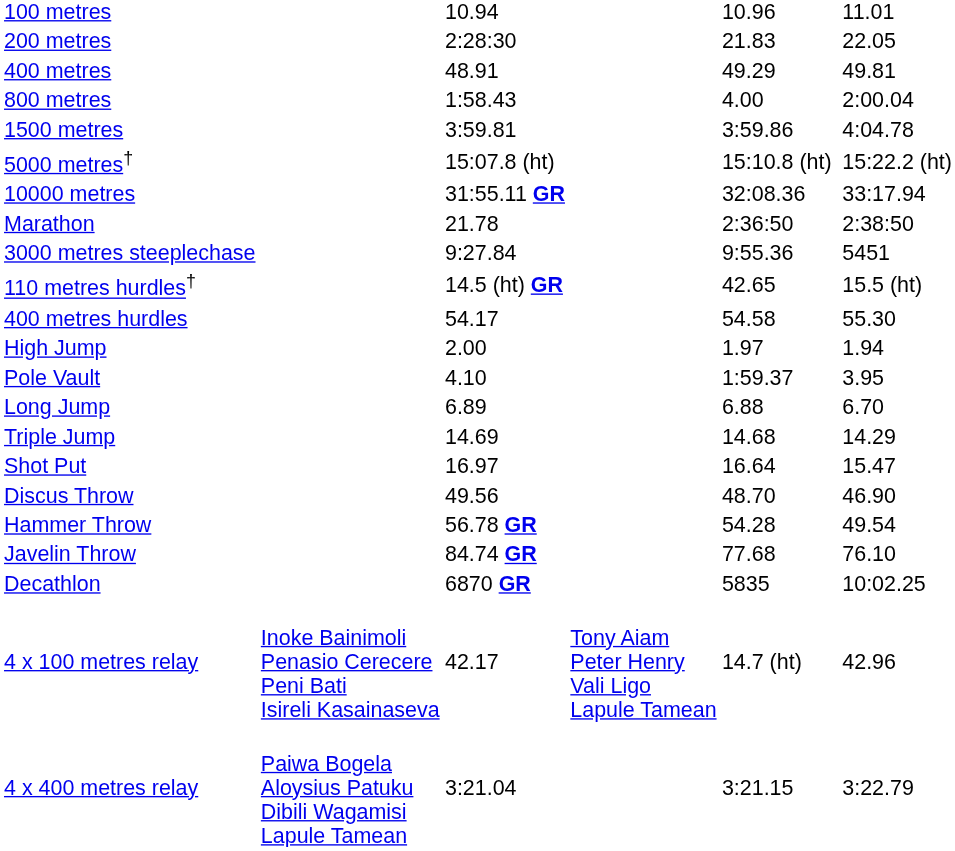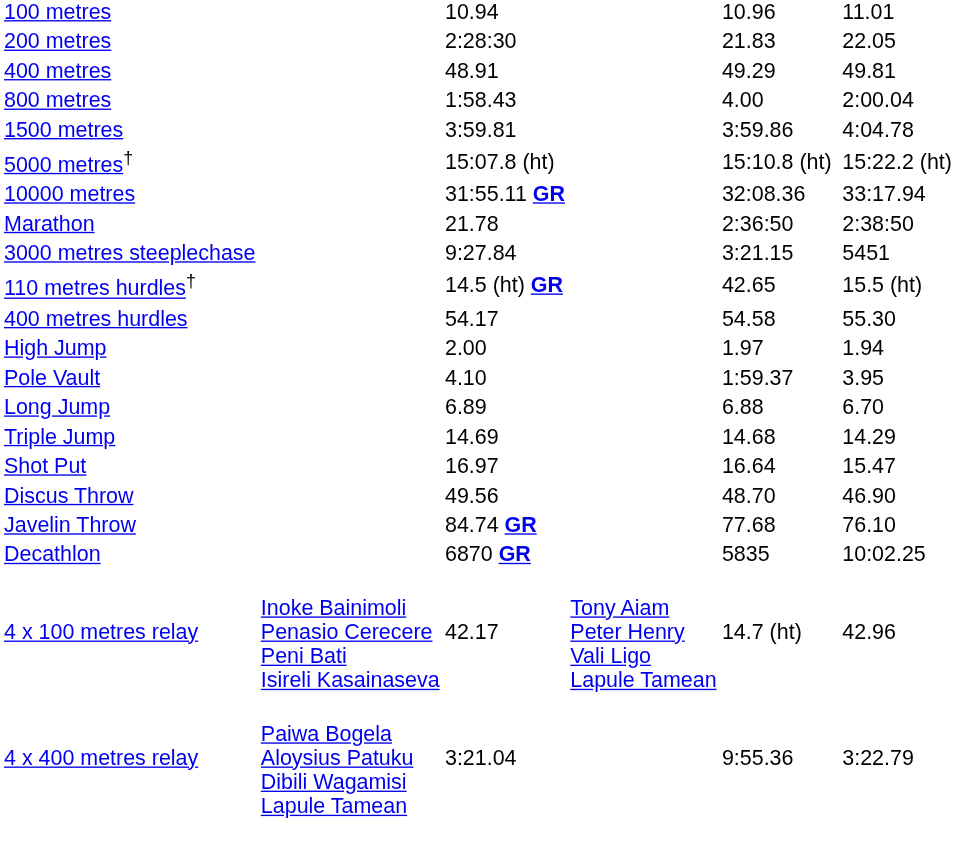(758, 253) 9:55.36 -> (758, 253) 3:21.15
- row: (78, 524)
(758, 787) 3:21.15 -> (758, 757) 9:55.36
